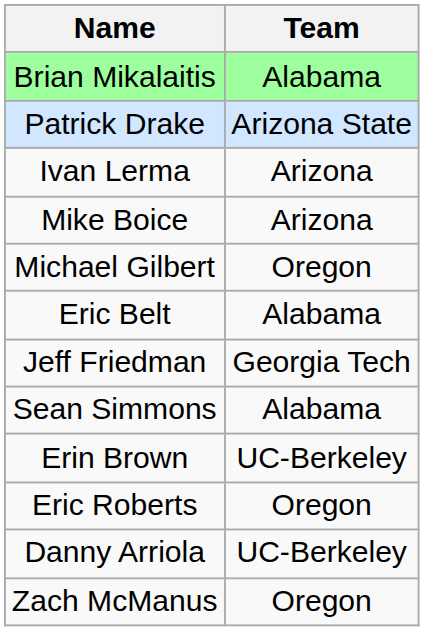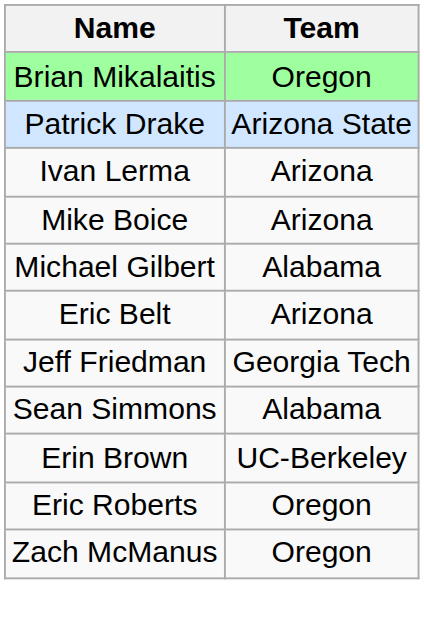(322, 76) Alabama -> (322, 76) Oregon
(322, 266) Oregon -> (322, 266) Alabama
(322, 314) Alabama -> (322, 314) Arizona
- row: (115, 553)
